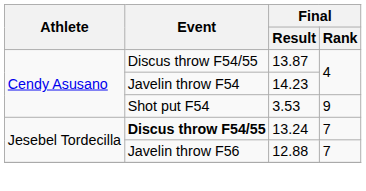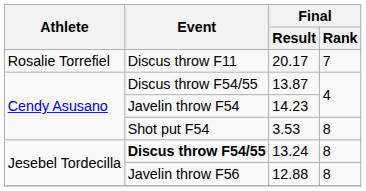+ row: (290, 61)
(327, 106) 9 -> (327, 129) 8
(327, 129) 7 -> (327, 152) 8
(327, 152) 7 -> (327, 174) 8
